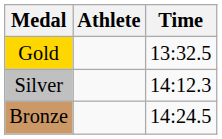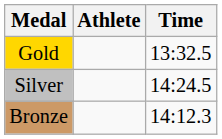(181, 85) 14:12.3 -> (181, 85) 14:24.5
(181, 117) 14:24.5 -> (181, 117) 14:12.3
